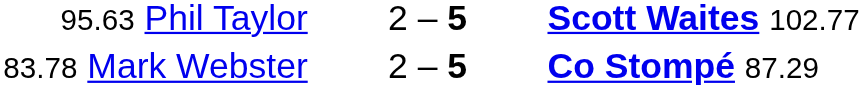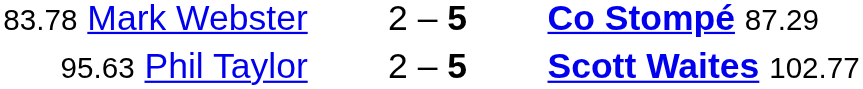rows swapped: (156, 66) <-> (184, 17)
